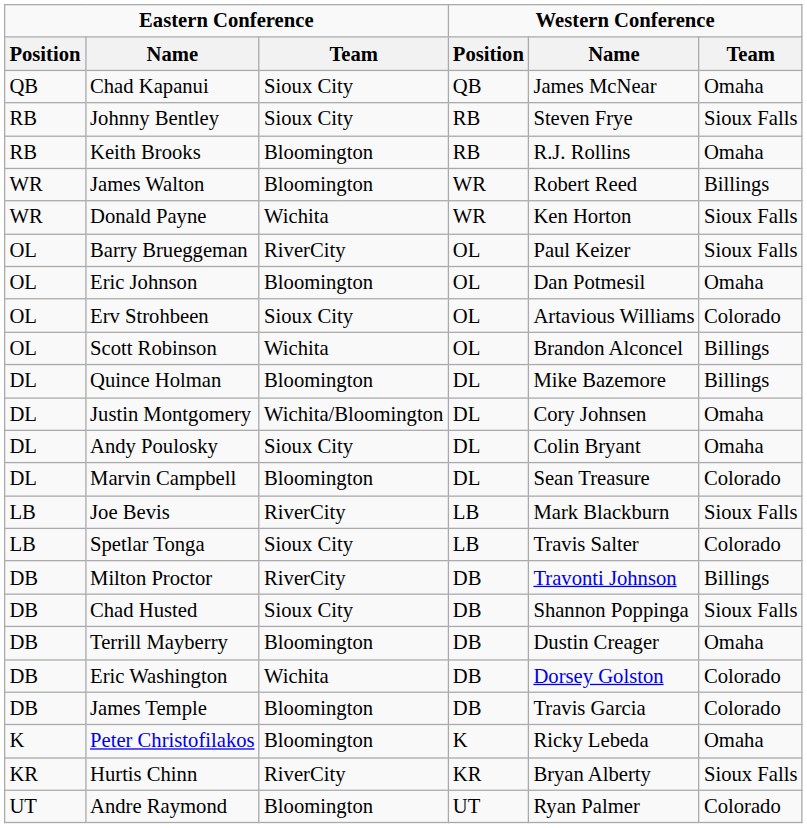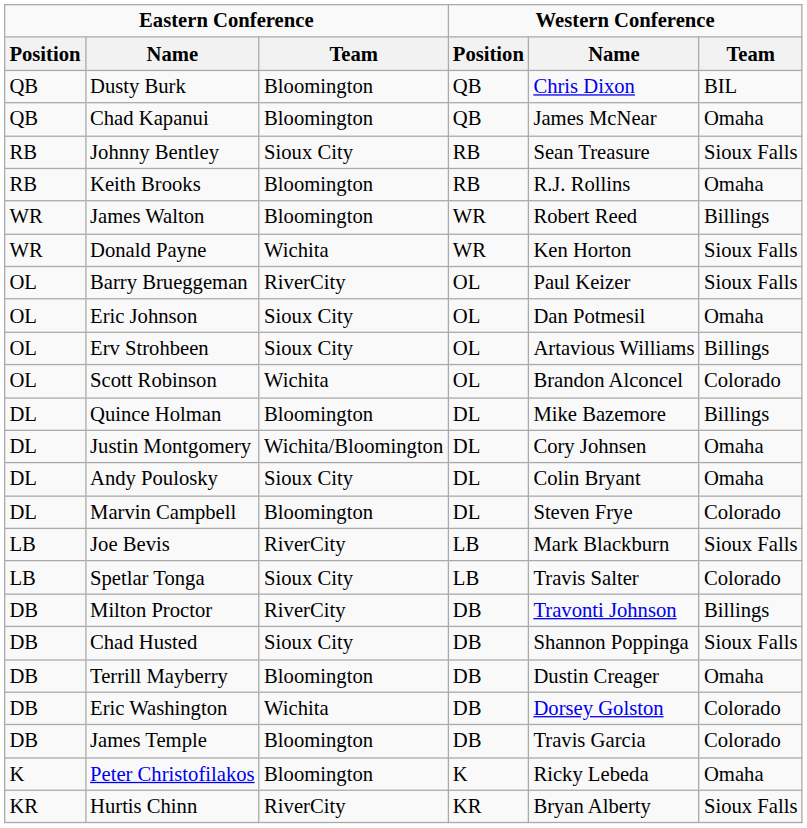+ row: (138, 86)
(309, 86) Sioux City -> (319, 119) Bloomington
(583, 119) Steven Frye -> (592, 151) Sean Treasure
(319, 282) Bloomington -> (309, 315) Sioux City
(742, 315) Colorado -> (737, 348) Billings
(737, 348) Billings -> (742, 380) Colorado
(592, 479) Sean Treasure -> (583, 511) Steven Frye
- row: (159, 806)
